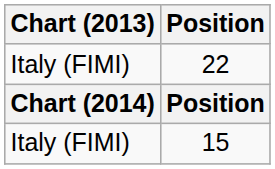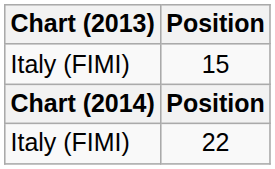rows swapped: (216, 63) <-> (216, 143)
